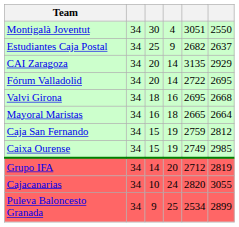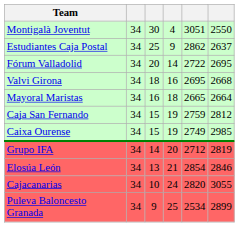(195, 47) 2682 -> (195, 47) 2862
- row: (37, 64)
+ row: (34, 167)
